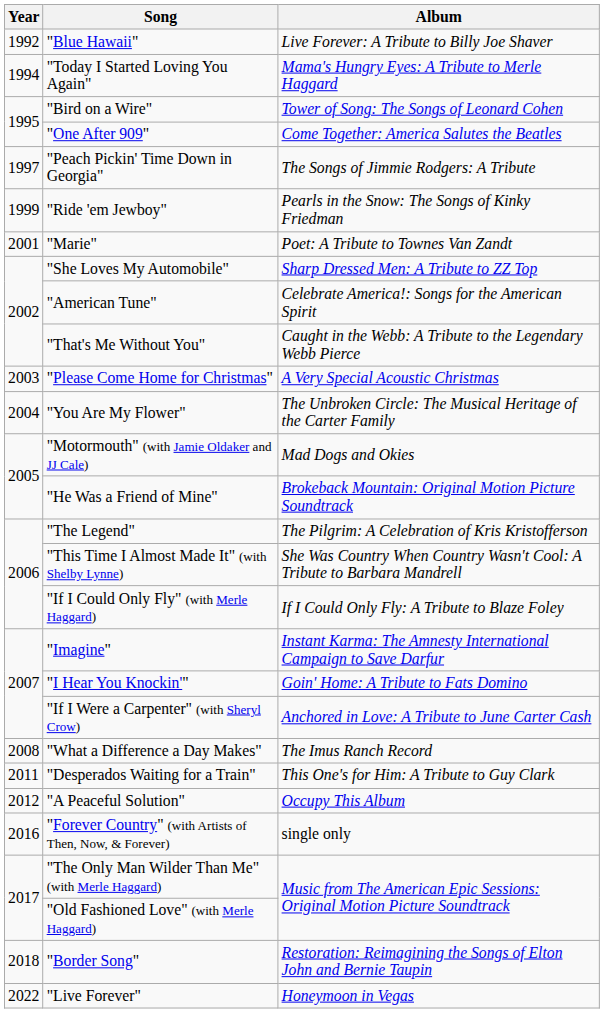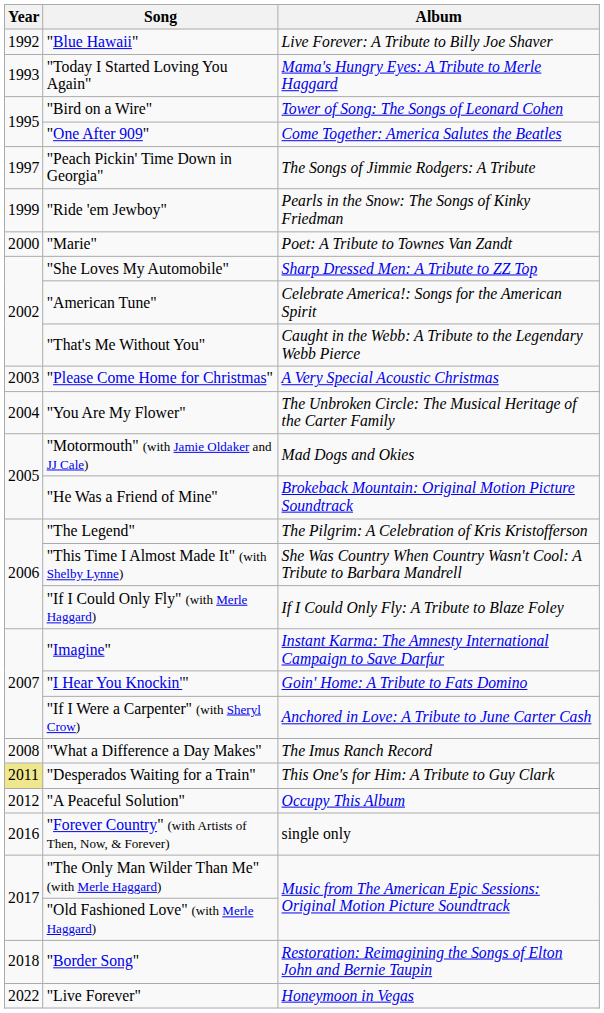(24, 75) 1994 -> (24, 75) 1993
(24, 243) 2001 -> (24, 243) 2000
(23, 775) no background -> (23, 775) khaki background
